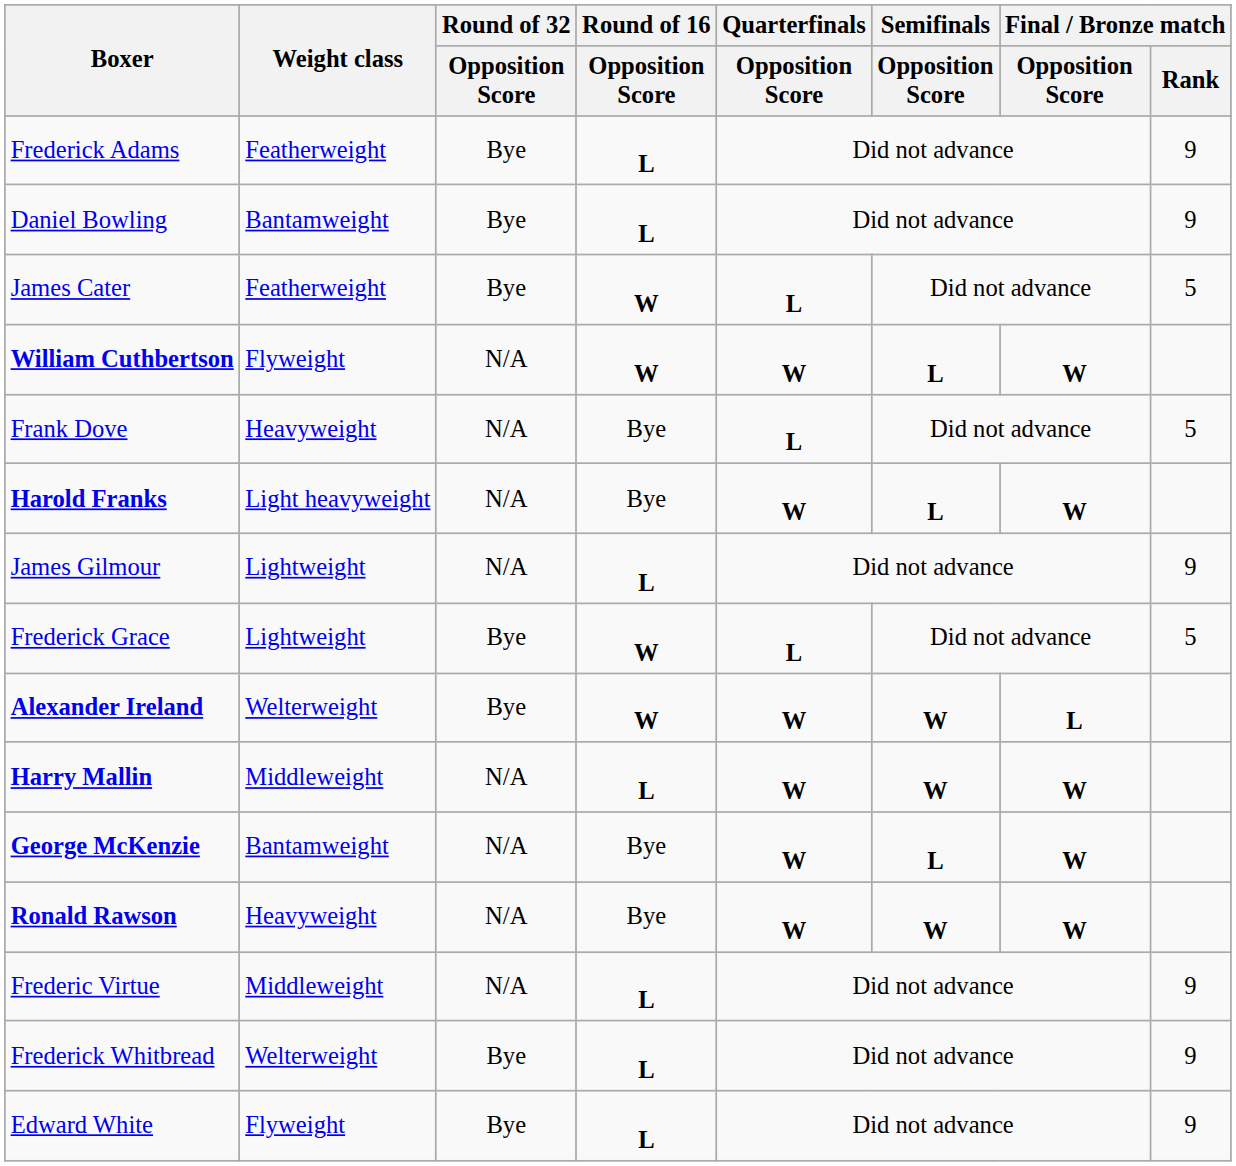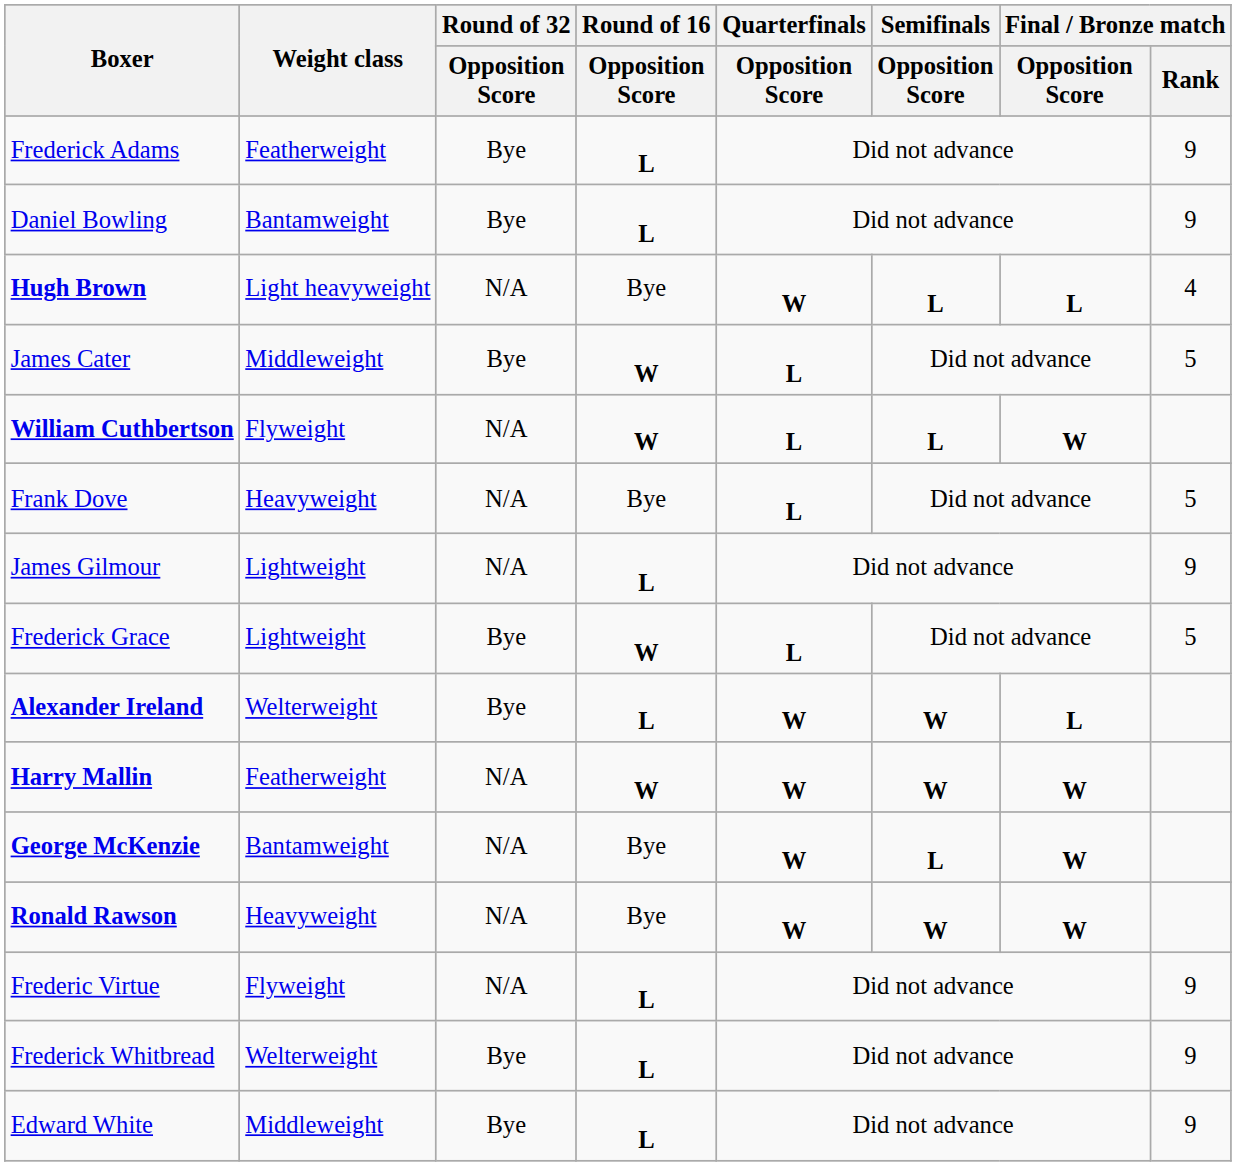+ row: (78, 289)
(316, 289) Featherweight -> (314, 359) Middleweight
(794, 373) W -> (794, 443) L
- row: (89, 498)
(646, 722) W -> (646, 722) L
(314, 777) Middleweight -> (316, 777) Featherweight
(646, 791) L -> (646, 791) W
(314, 986) Middleweight -> (295, 986) Flyweight
(295, 1125) Flyweight -> (314, 1125) Middleweight
